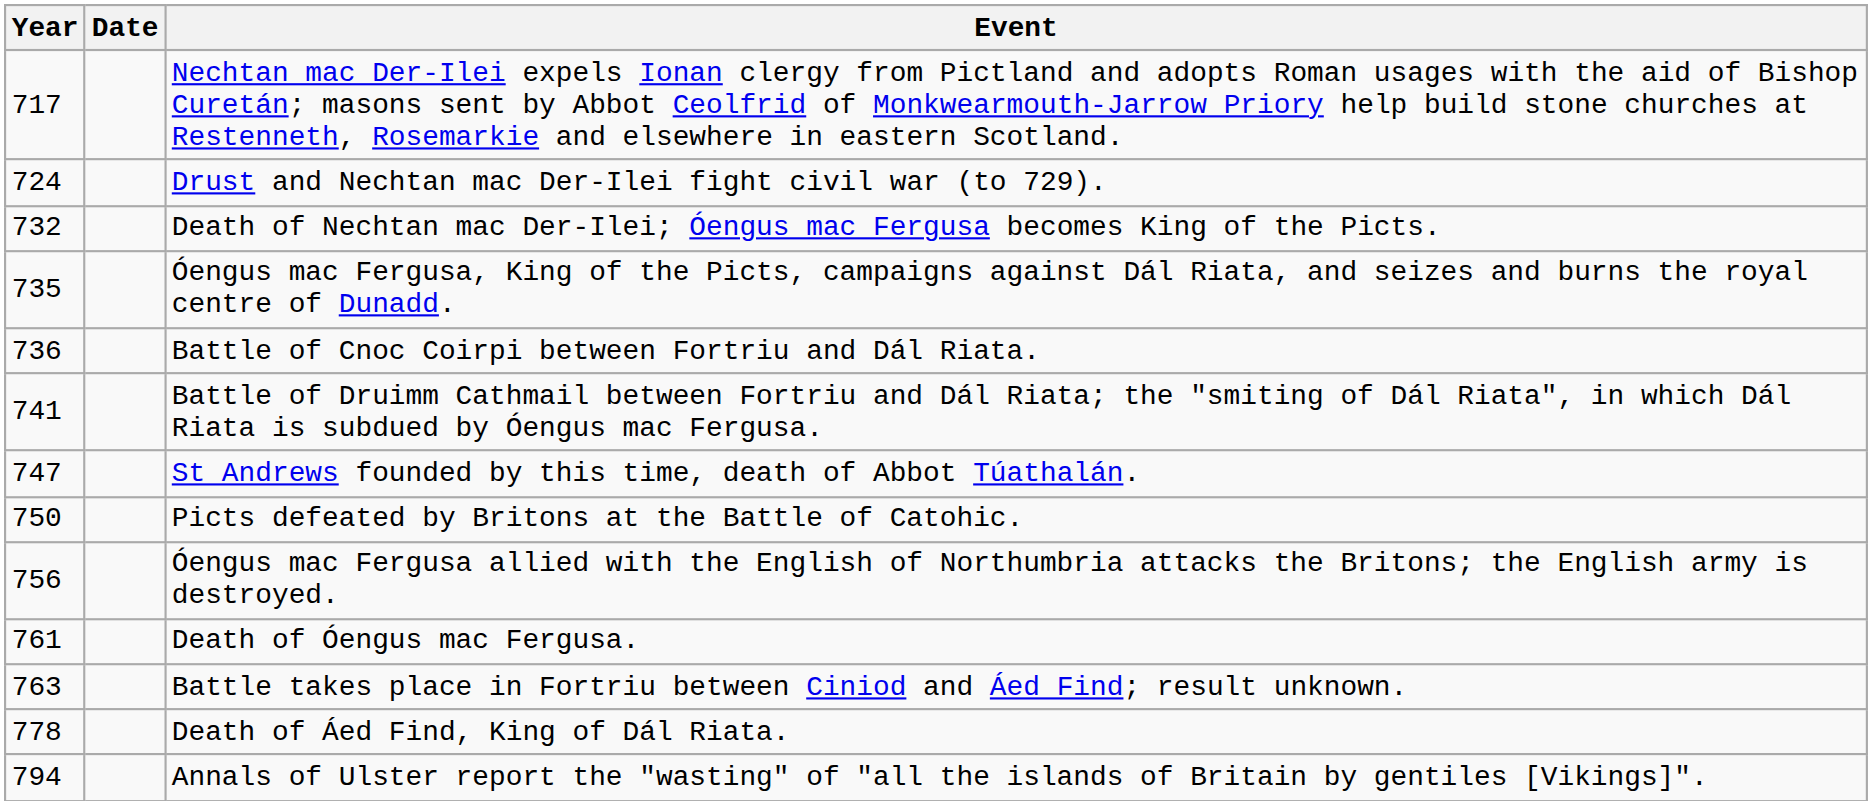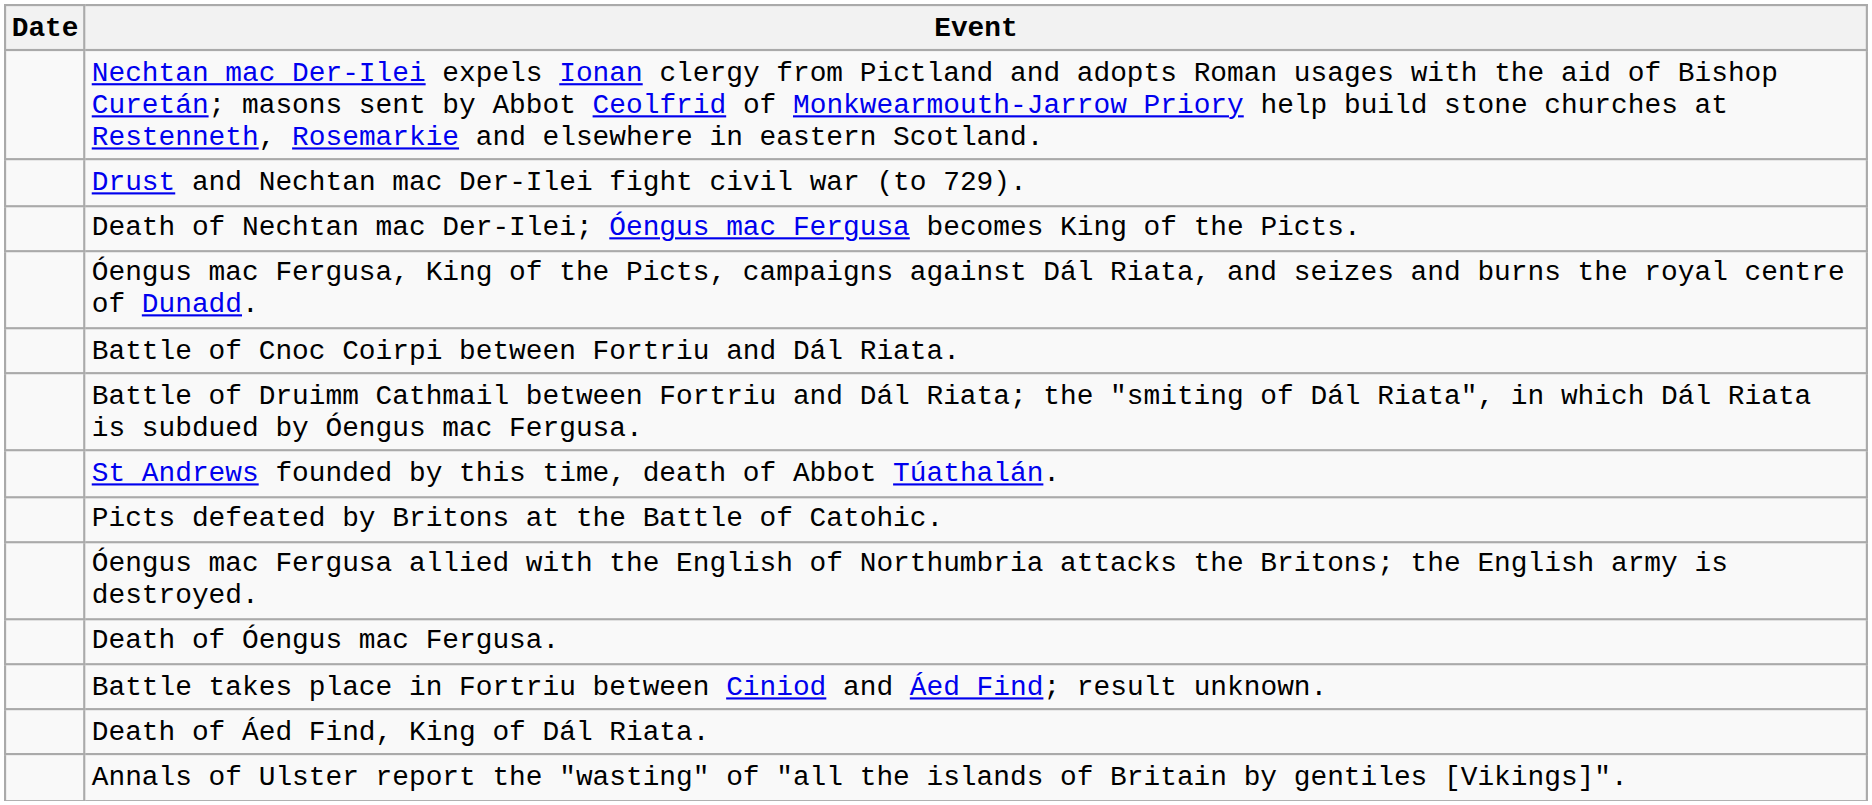- column: (45, 28)
